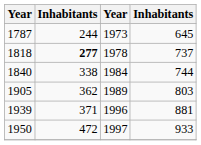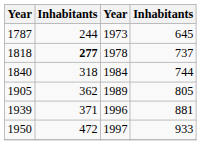(88, 72) 338 -> (88, 72) 318
(184, 91) 803 -> (184, 91) 805
